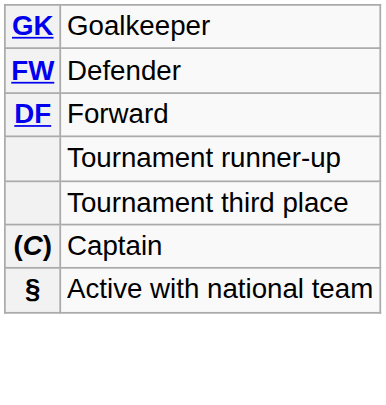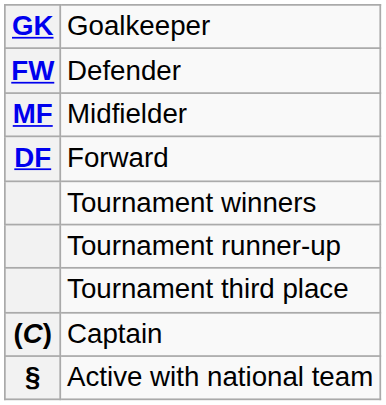+ row: (127, 114)
+ row: (192, 202)
